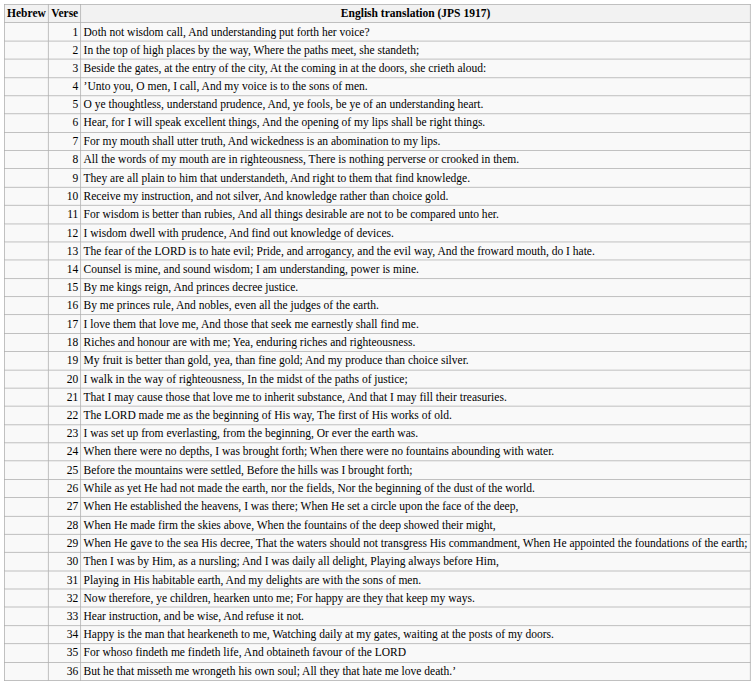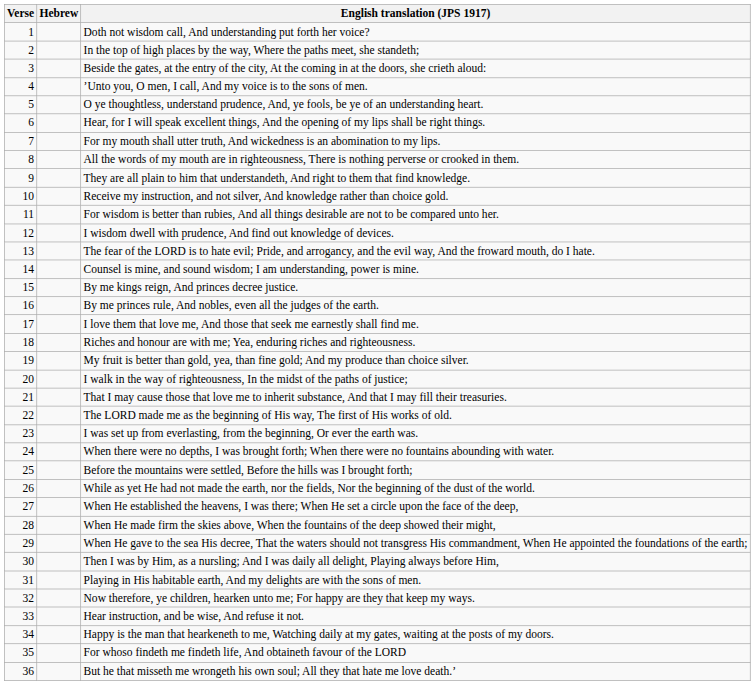columns swapped: (65, 13) <-> (26, 13)
